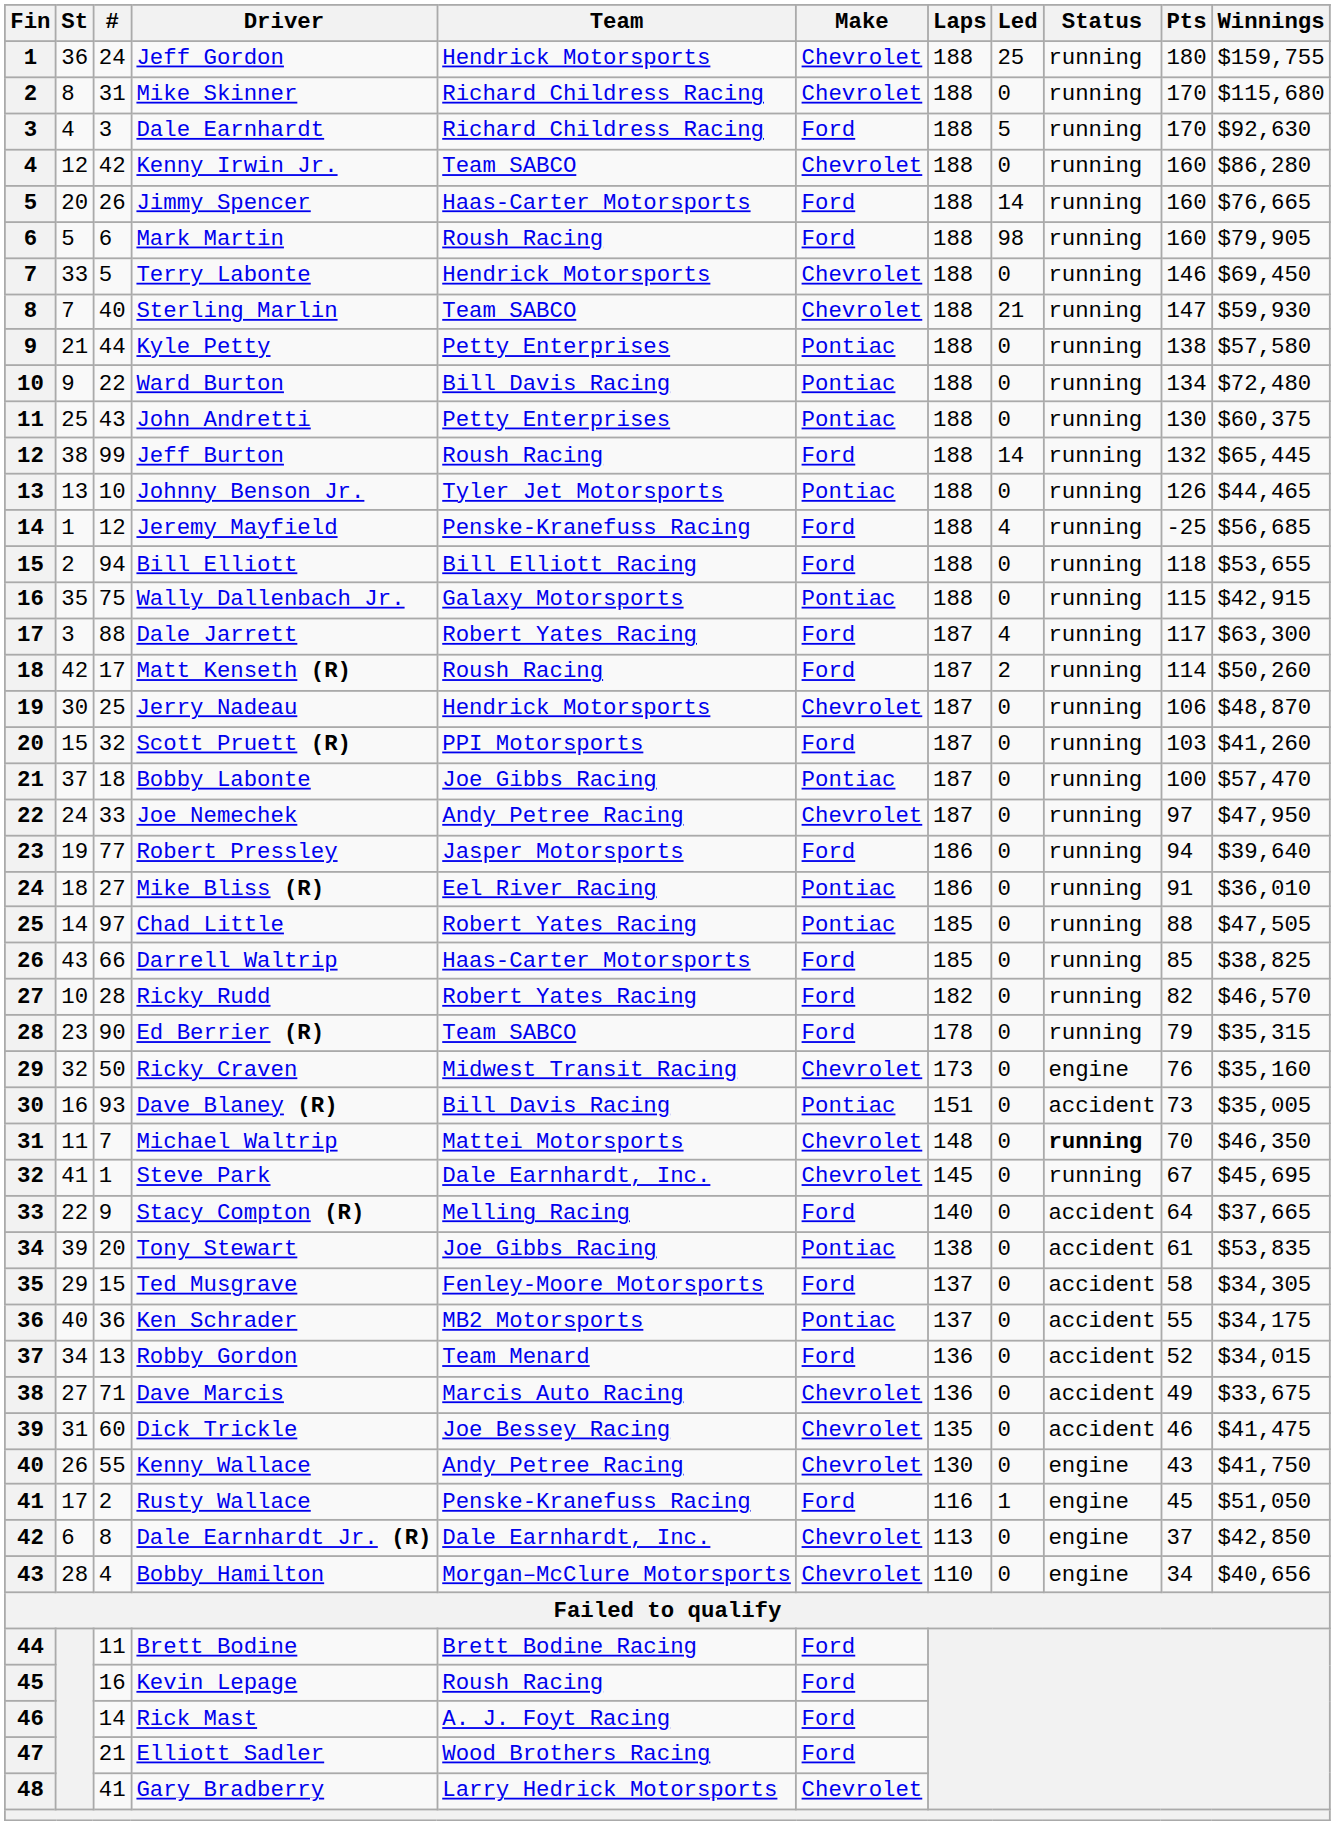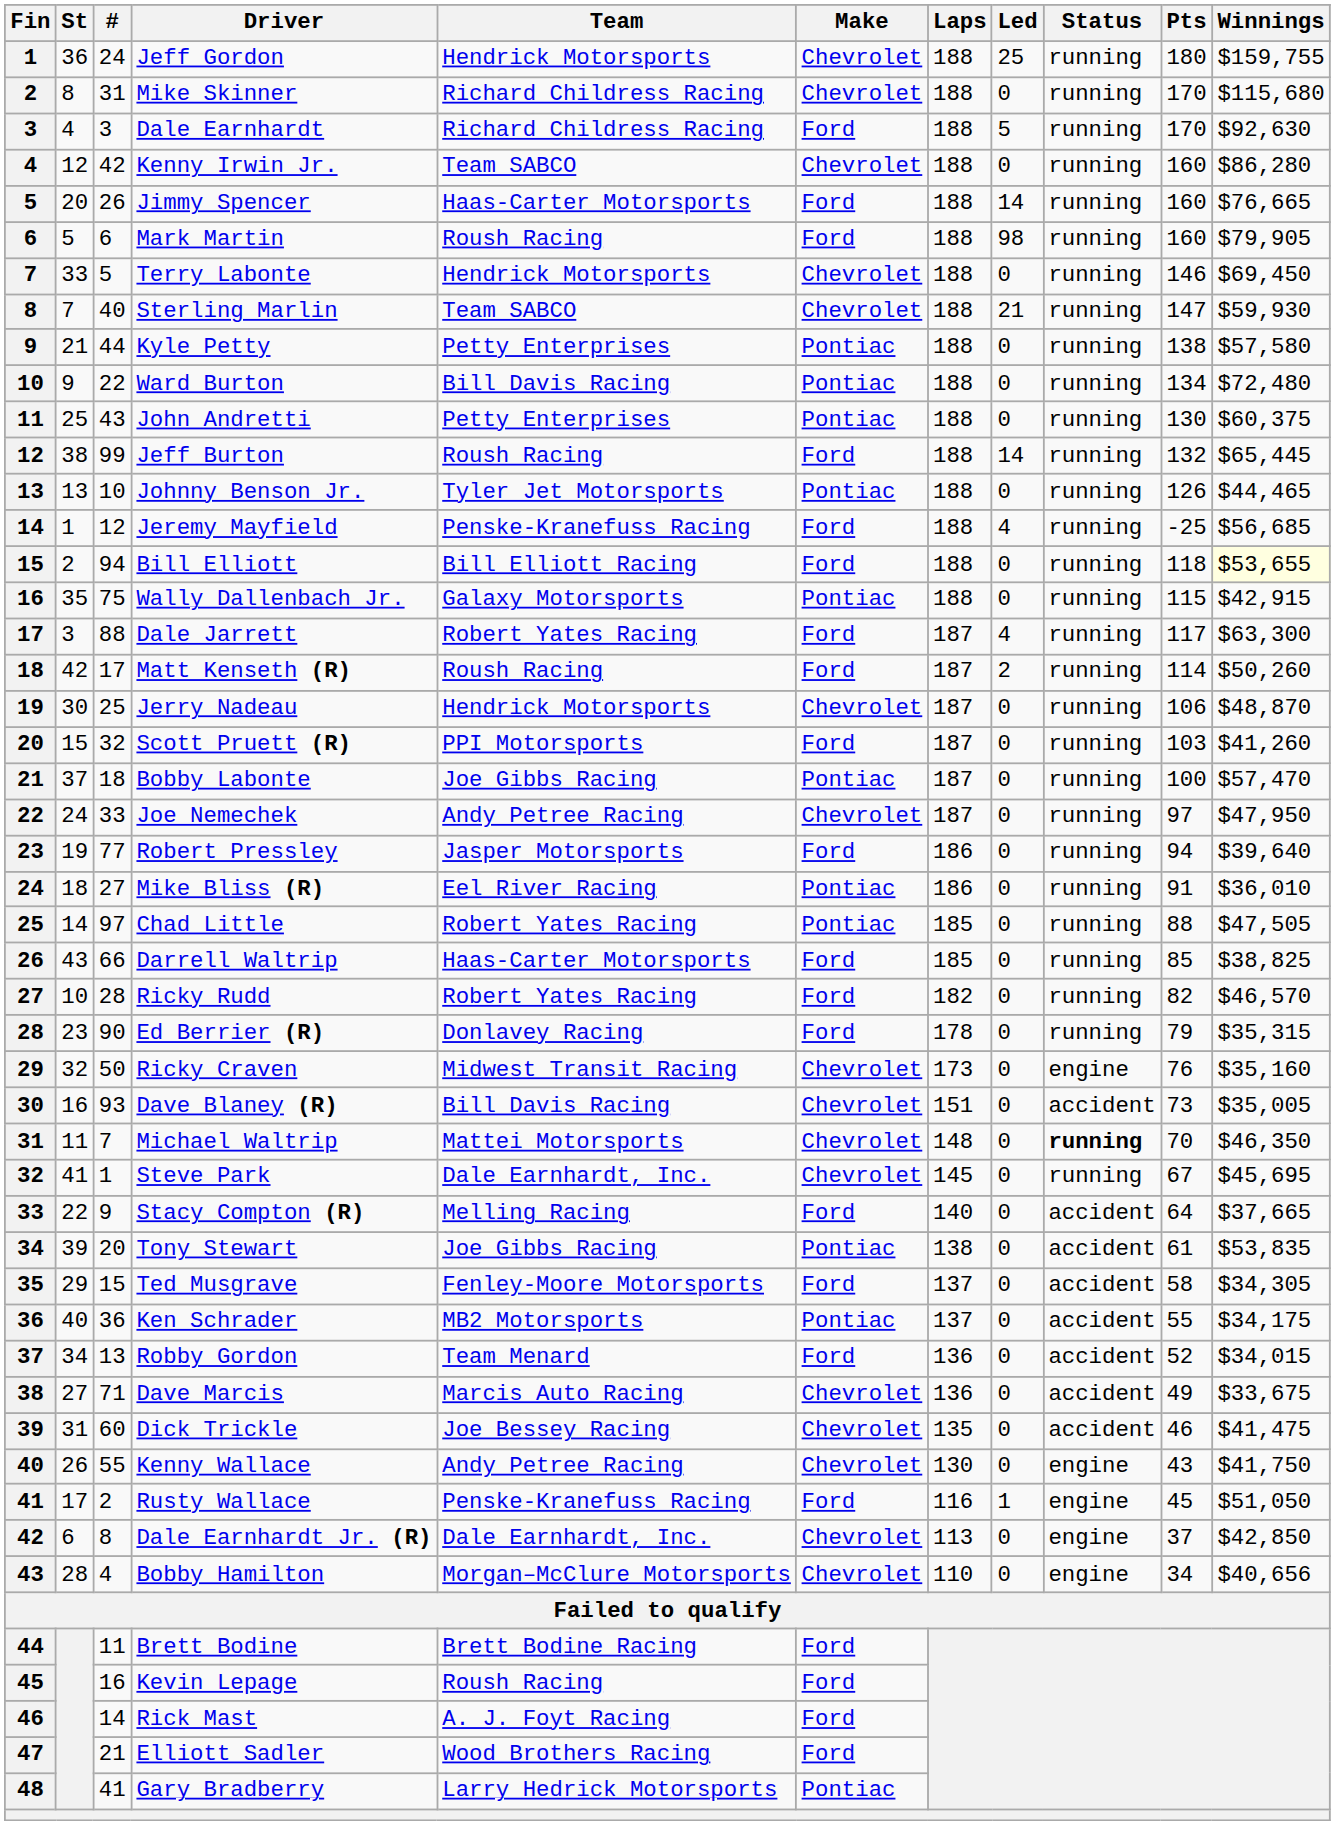(1264, 565) no background -> (1264, 565) lightyellow background
(509, 1034) Team SABCO -> (543, 1034) Donlavey Racing
(849, 1106) Pontiac -> (862, 1106) Chevrolet
(862, 1792) Chevrolet -> (849, 1792) Pontiac
